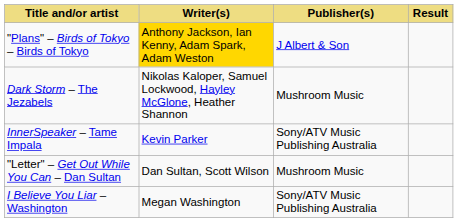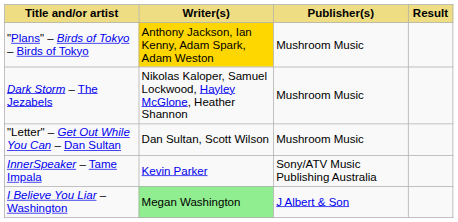(313, 44) J Albert & Son -> (320, 44) Mushroom Music
rows swapped: (62, 139) <-> (68, 170)
(191, 202) no background -> (191, 202) lightgreen background
(326, 202) Sony/ATV Music Publishing Australia -> (313, 202) J Albert & Son
